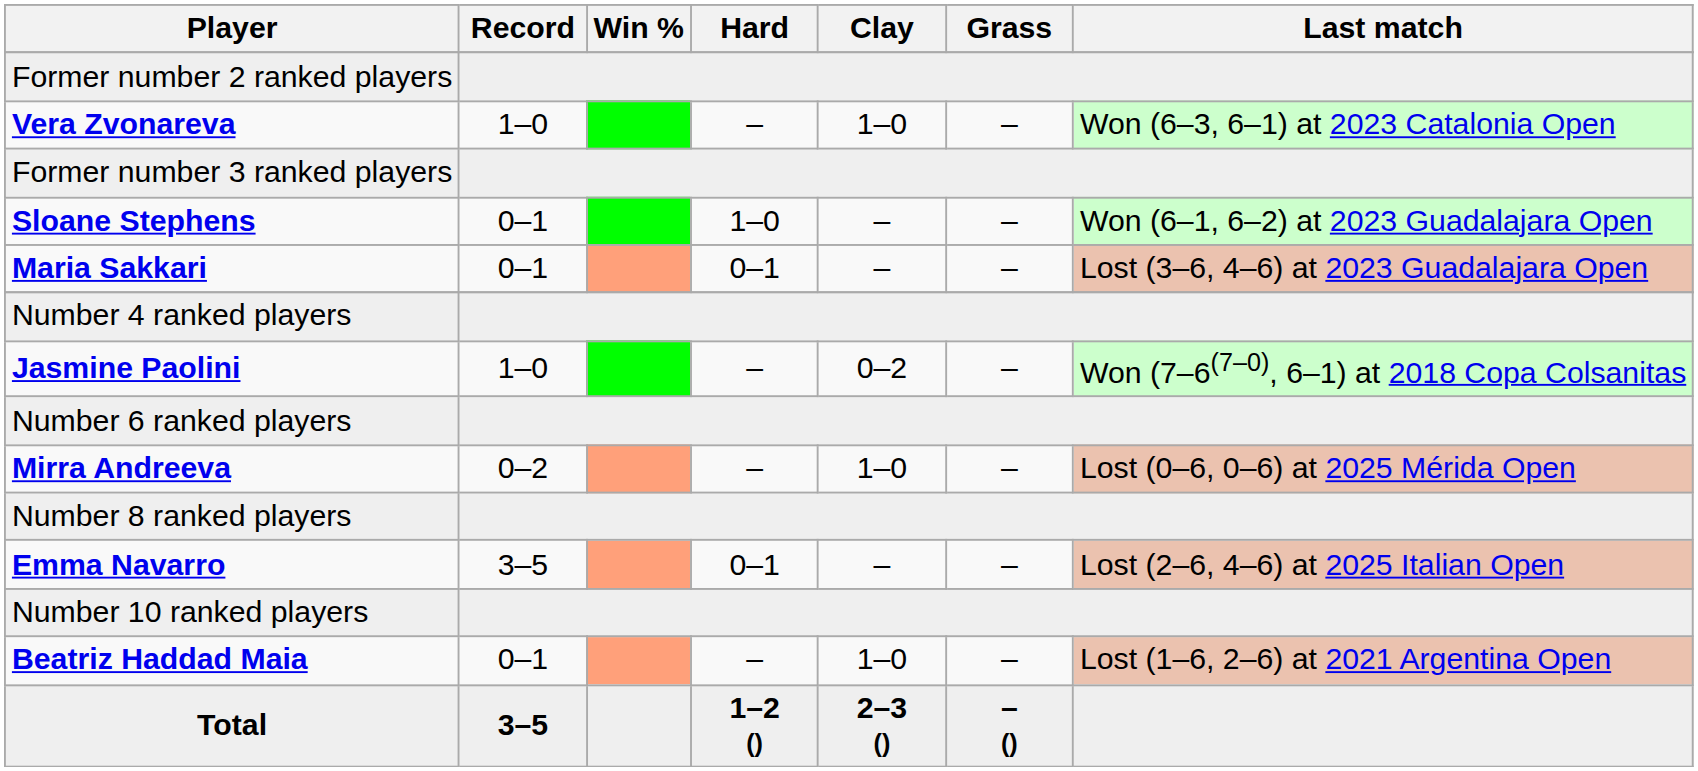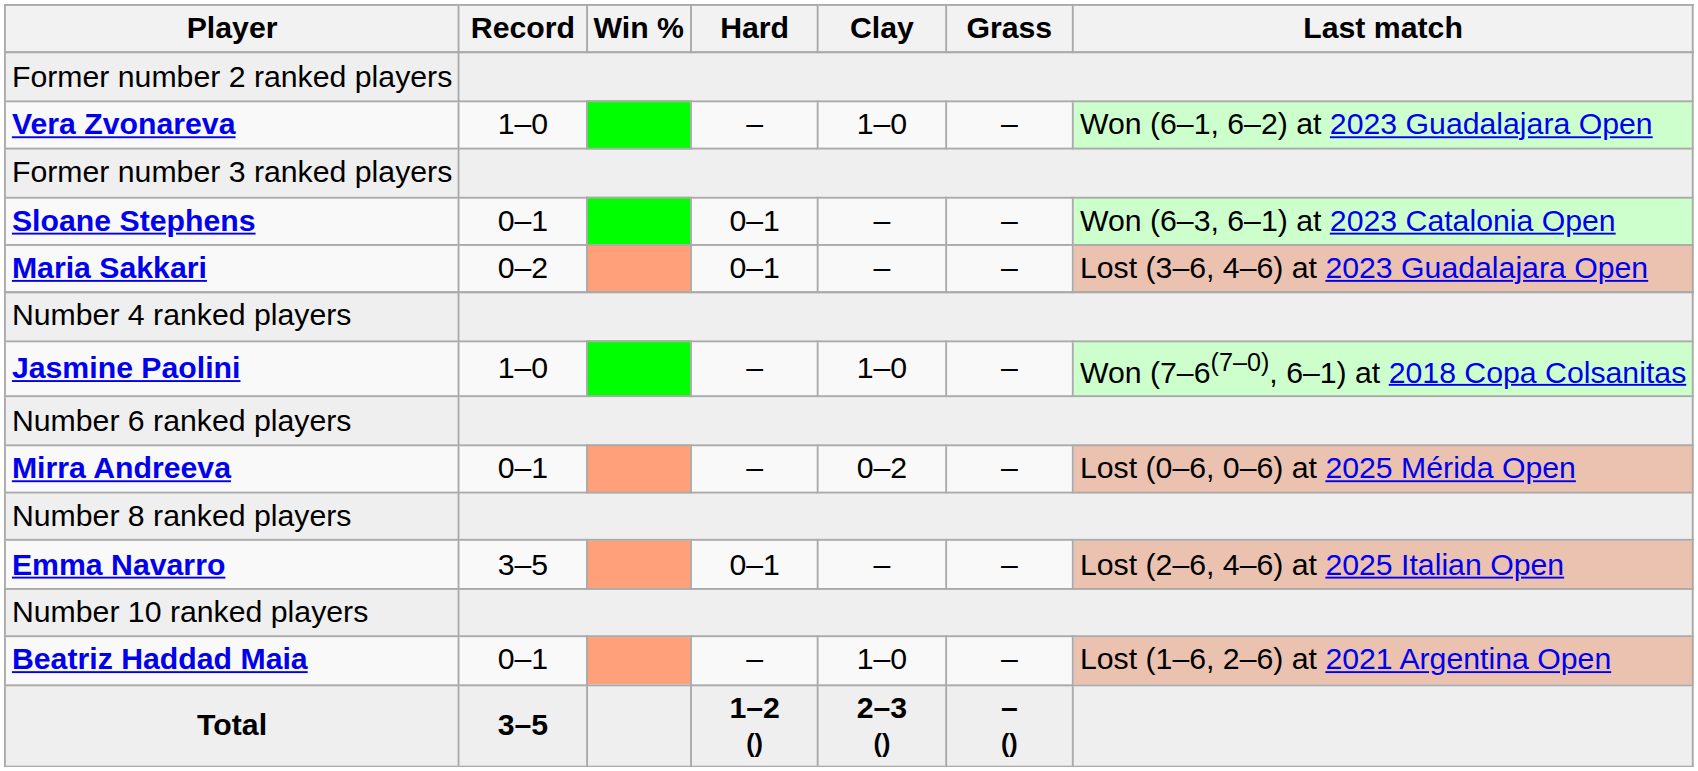(1348, 124) Won (6–3, 6–1) at 2023 Catalonia Open -> (1366, 124) Won (6–1, 6–2) at 2023 Guadalajara Open
(755, 220) 1–0 -> (755, 220) 0–1
(1366, 220) Won (6–1, 6–2) at 2023 Guadalajara Open -> (1348, 220) Won (6–3, 6–1) at 2023 Catalonia Open
(523, 268) 0–1 -> (523, 268) 0–2
(882, 368) 0–2 -> (882, 368) 1–0
(523, 468) 0–2 -> (523, 468) 0–1
(882, 468) 1–0 -> (882, 468) 0–2
